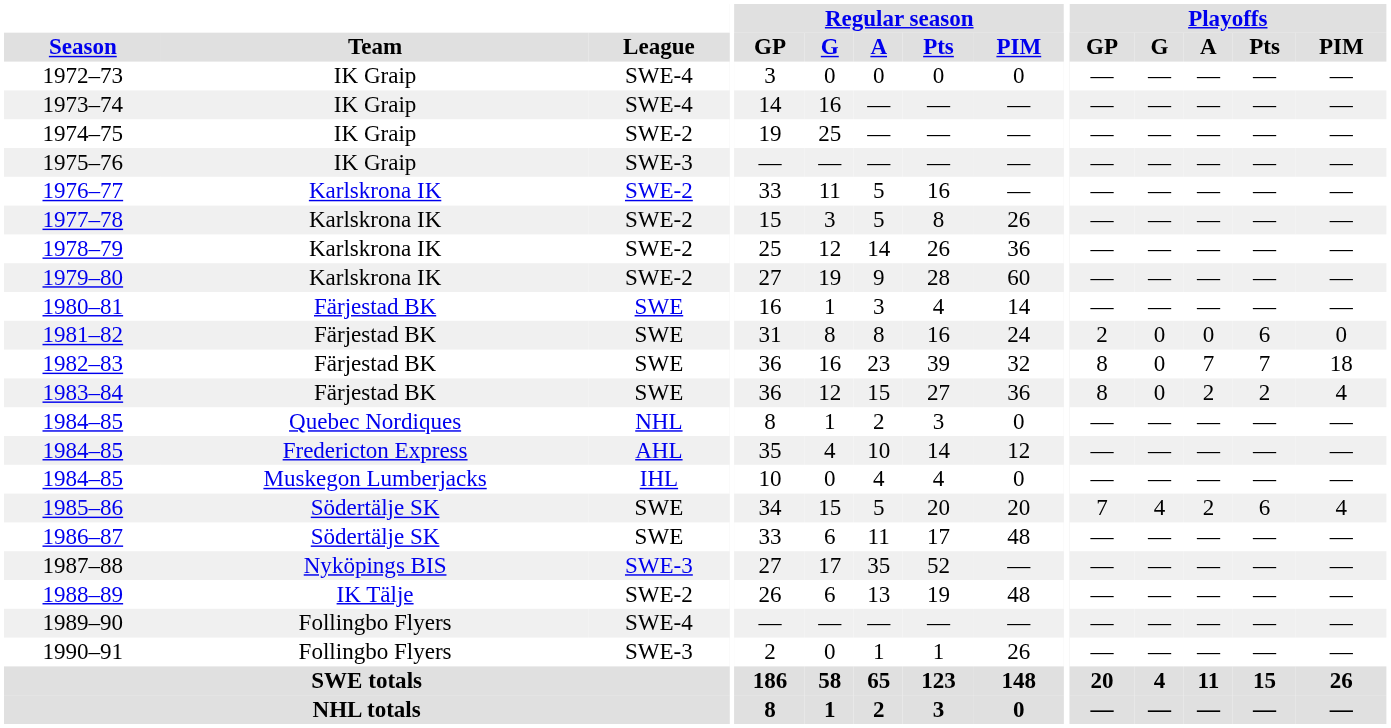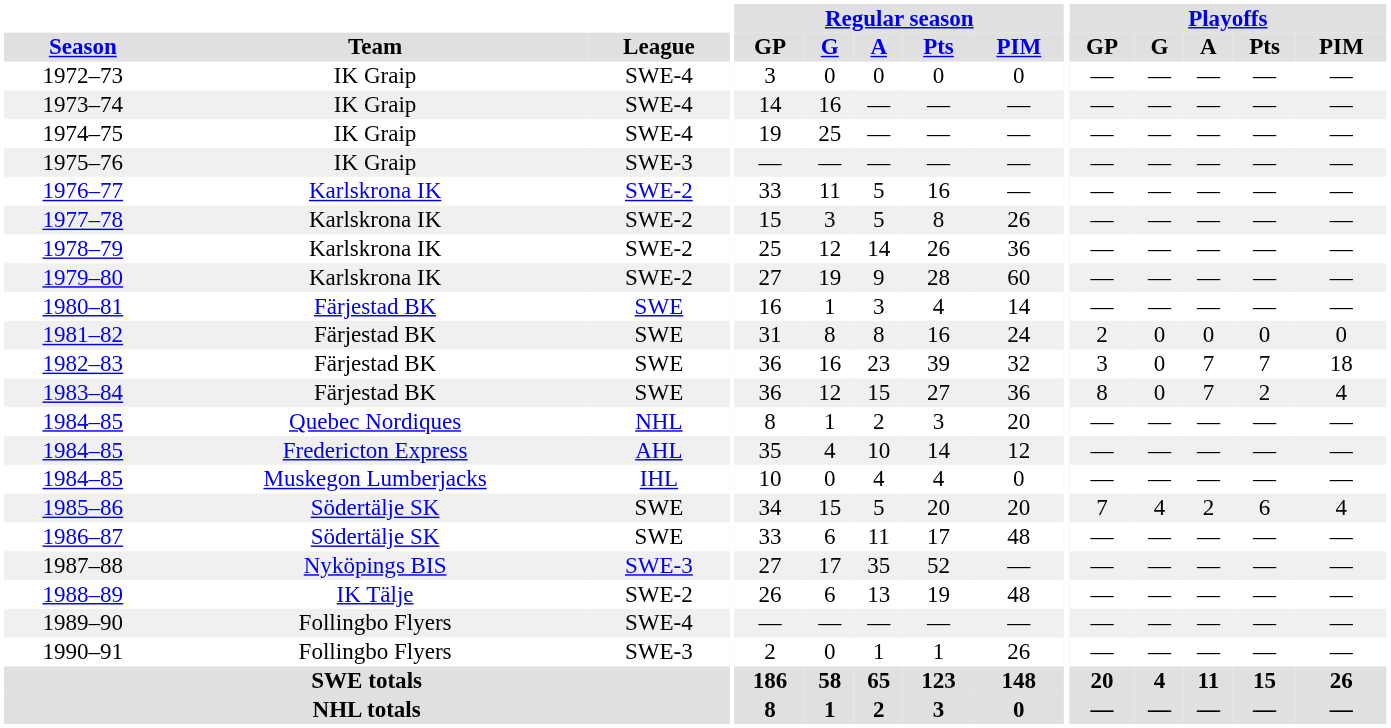(659, 133) SWE-2 -> (659, 133) SWE-4
(1265, 334) 6 -> (1265, 334) 0
(1102, 363) 8 -> (1102, 363) 3
(1208, 392) 2 -> (1208, 392) 7
(1019, 421) 0 -> (1019, 421) 20
